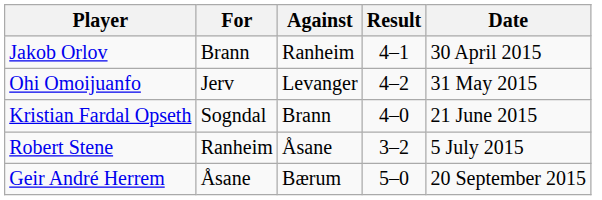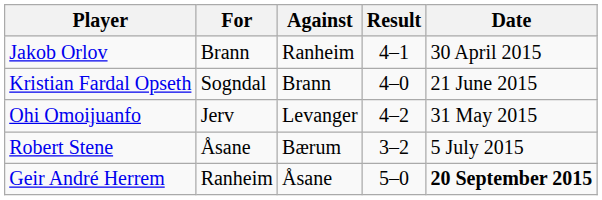rows swapped: (75, 83) <-> (100, 115)
(237, 147) Ranheim -> (226, 147) Åsane
(307, 147) Åsane -> (312, 147) Bærum
(226, 178) Åsane -> (237, 178) Ranheim
(312, 178) Bærum -> (307, 178) Åsane
(508, 178) normal -> (511, 178) bold
